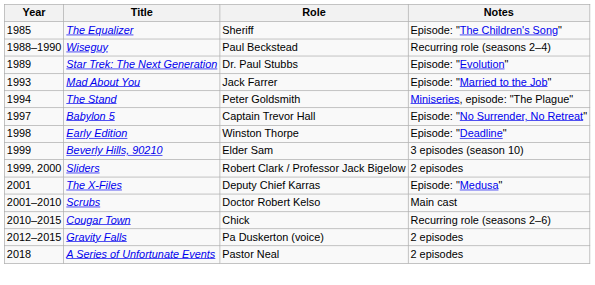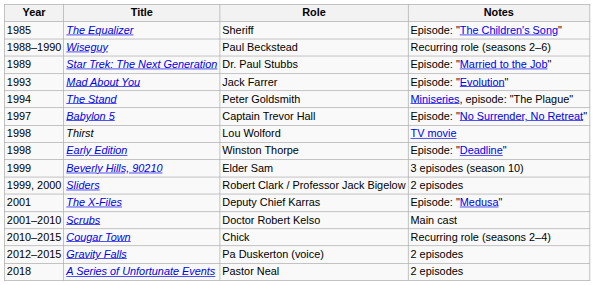(481, 47) Recurring role (seasons 2–4) -> (481, 47) Recurring role (seasons 2–6)
(459, 64) Episode: "Evolution" -> (481, 64) Episode: "Married to the Job"
(481, 82) Episode: "Married to the Job" -> (459, 82) Episode: "Evolution"
+ row: (80, 133)
(481, 220) Recurring role (seasons 2–6) -> (481, 237) Recurring role (seasons 2–4)
